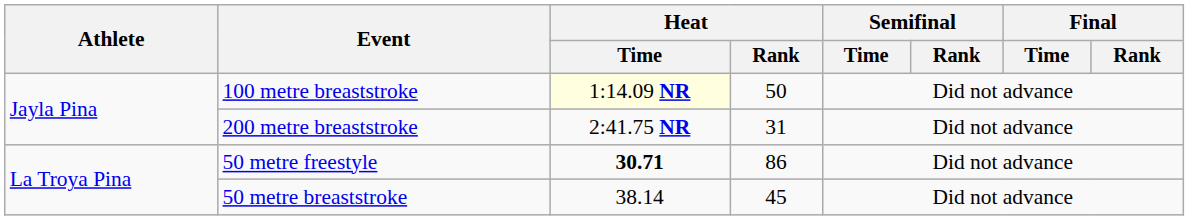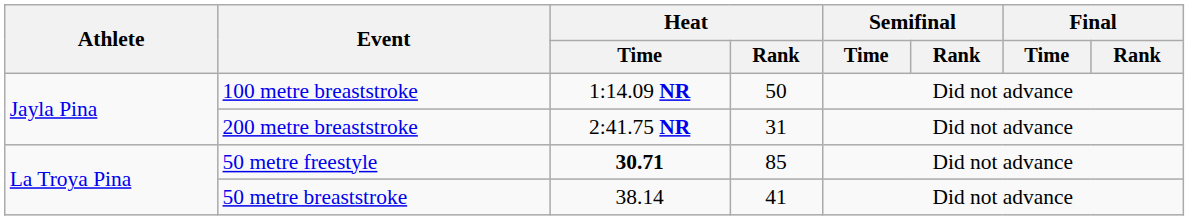(640, 91) lightyellow background -> (640, 91) no background
(776, 162) 86 -> (776, 162) 85
(776, 197) 45 -> (776, 197) 41
